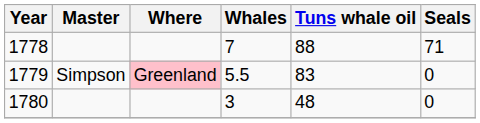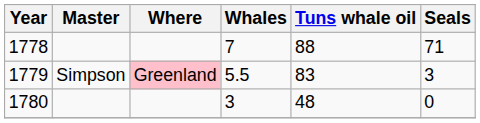(429, 74) 0 -> (429, 74) 3
